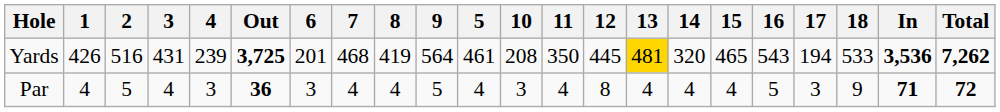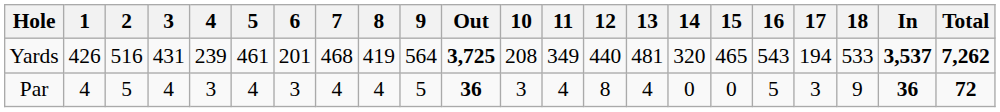columns swapped: (479, 21) <-> (261, 21)
(563, 55) 350 -> (563, 55) 349
(605, 55) 445 -> (605, 55) 440
(647, 55) gold background -> (647, 55) no background
(908, 55) 3,536 -> (908, 55) 3,537
(689, 89) 4 -> (689, 89) 0
(731, 89) 4 -> (731, 89) 0
(908, 89) 71 -> (908, 89) 36
